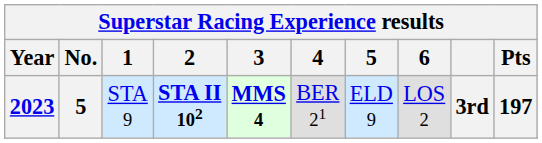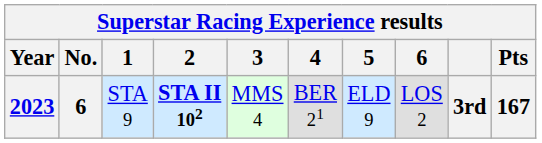(81, 106) 5 -> (81, 106) 6
(259, 106) bold -> (258, 106) normal
(516, 106) 197 -> (513, 106) 167
